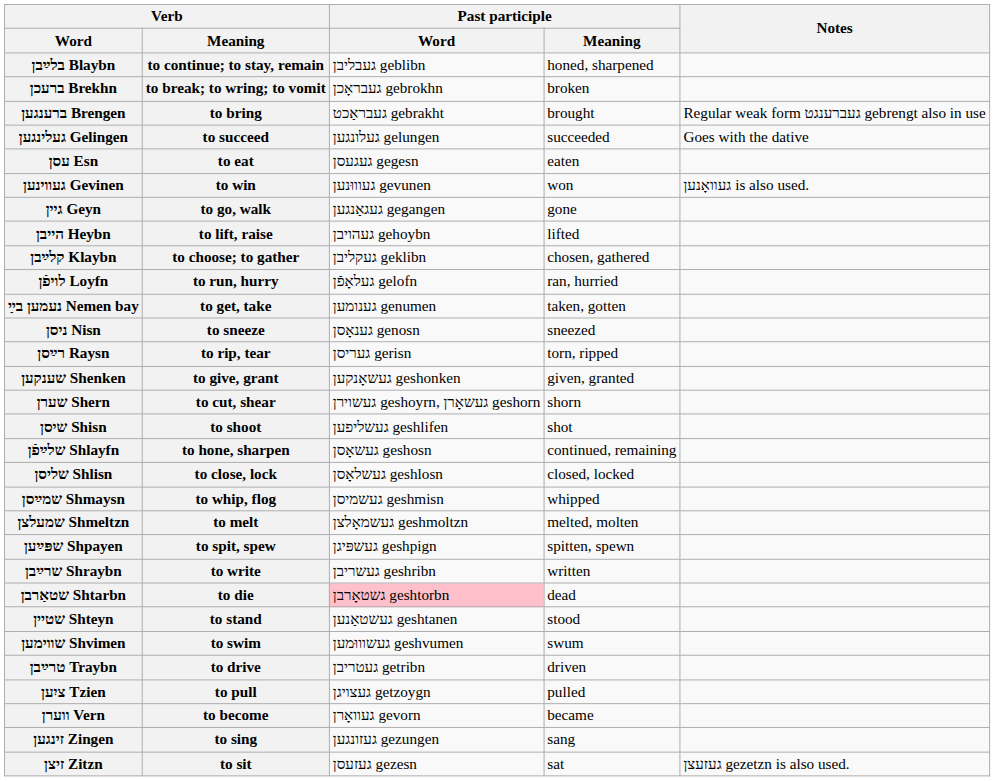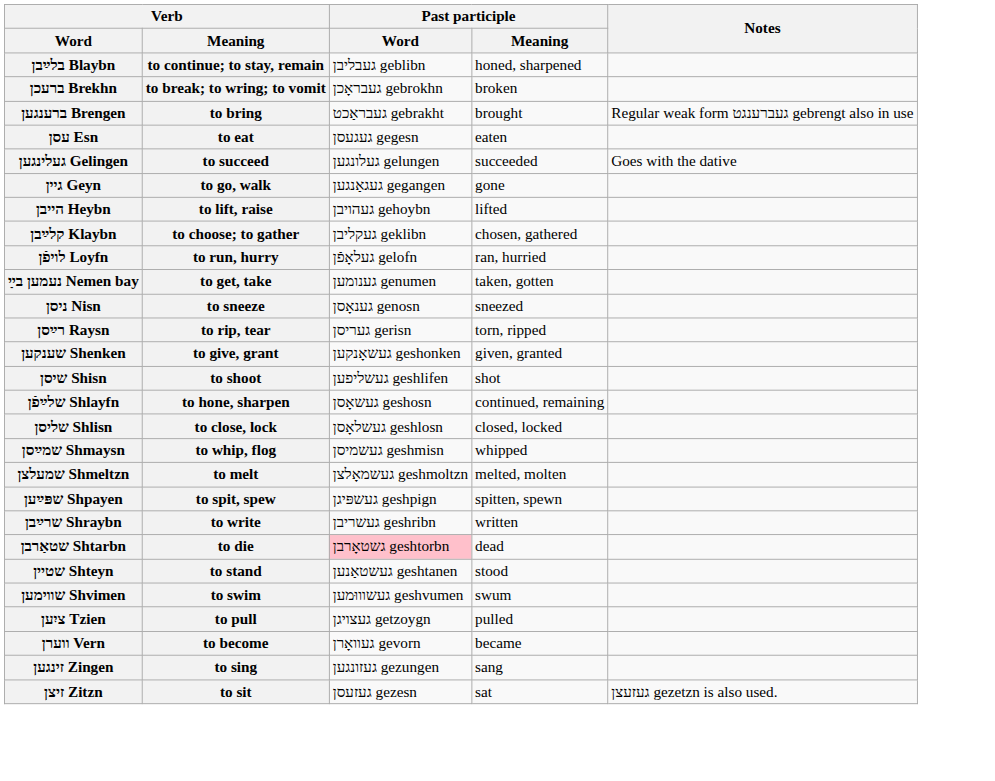rows swapped: (73, 161) <-> (73, 137)
- row: (73, 185)
- row: (73, 402)
- row: (73, 667)
